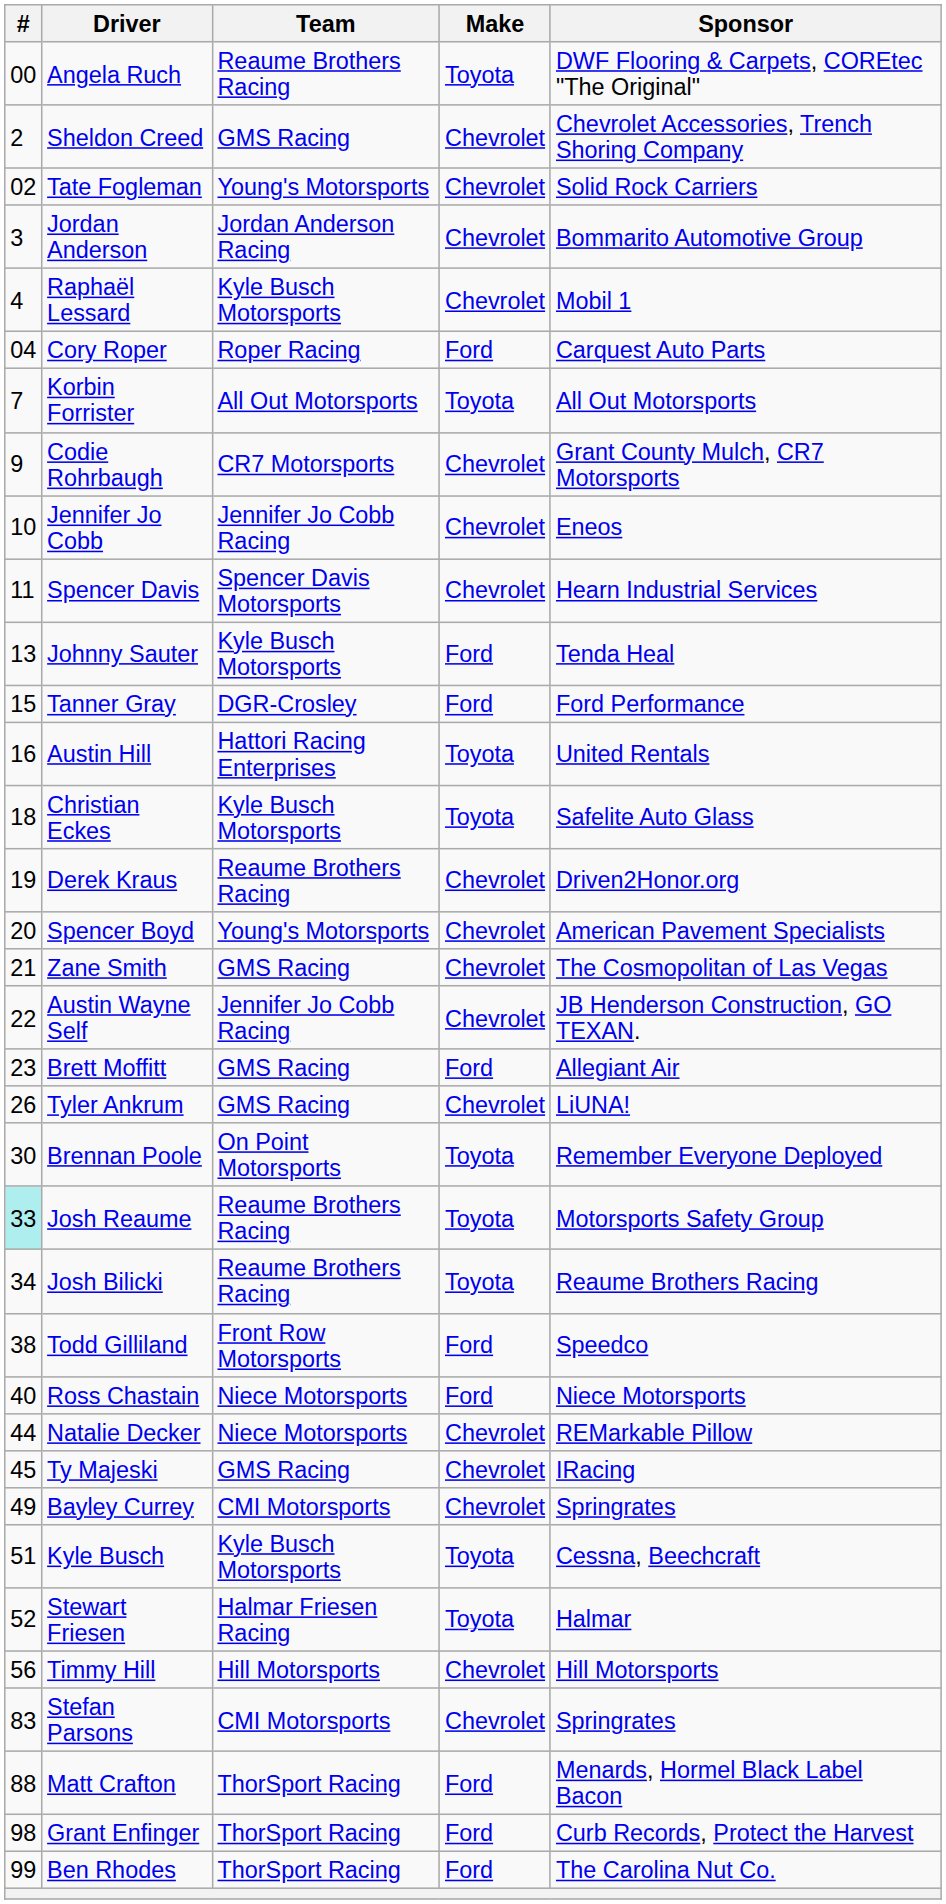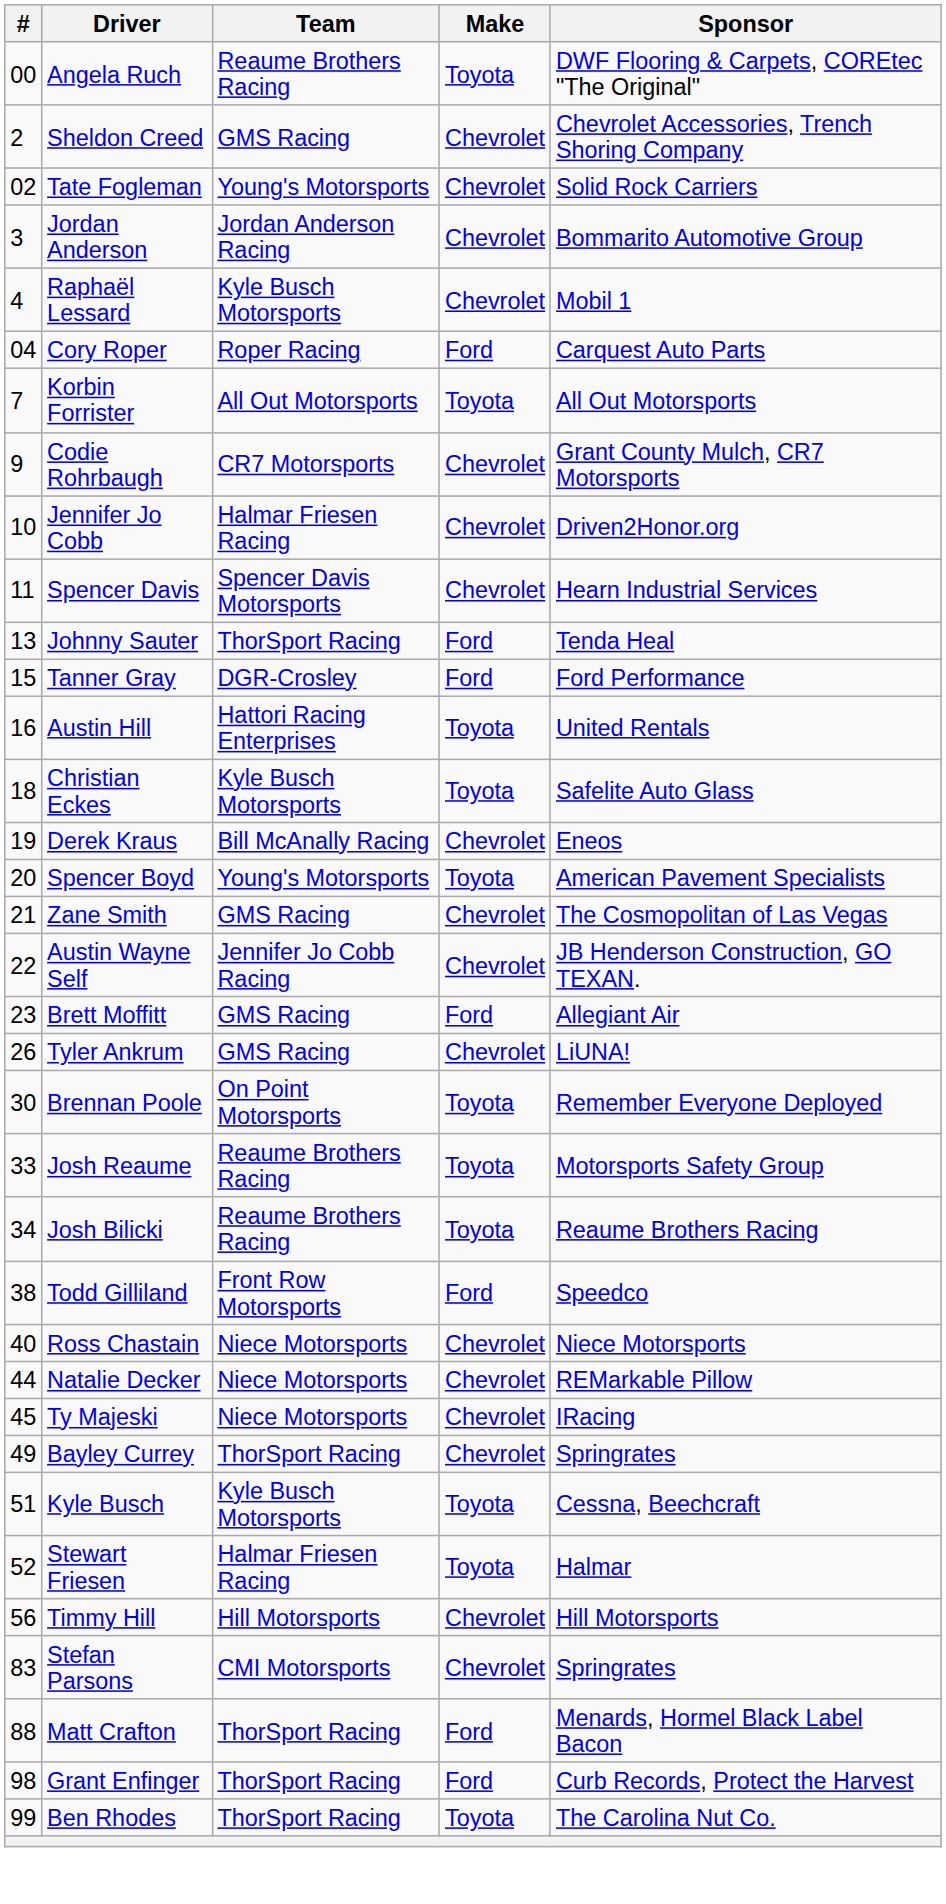(306, 527) Jennifer Jo Cobb Racing -> (297, 527) Halmar Friesen Racing
(589, 527) Eneos -> (648, 527) Driven2Honor.org
(279, 654) Kyle Busch Motorsports -> (309, 641) ThorSport Racing
(309, 880) Reaume Brothers Racing -> (323, 841) Bill McAnally Racing
(648, 880) Driven2Honor.org -> (589, 841) Eneos
(495, 931) Chevrolet -> (479, 878) Toyota
(23, 1218) paleturquoise background -> (23, 1166) no background
(469, 1395) Ford -> (495, 1343) Chevrolet
(284, 1469) GMS Racing -> (312, 1417) Niece Motorsports
(304, 1506) CMI Motorsports -> (309, 1454) ThorSport Racing
(469, 1870) Ford -> (479, 1818) Toyota
